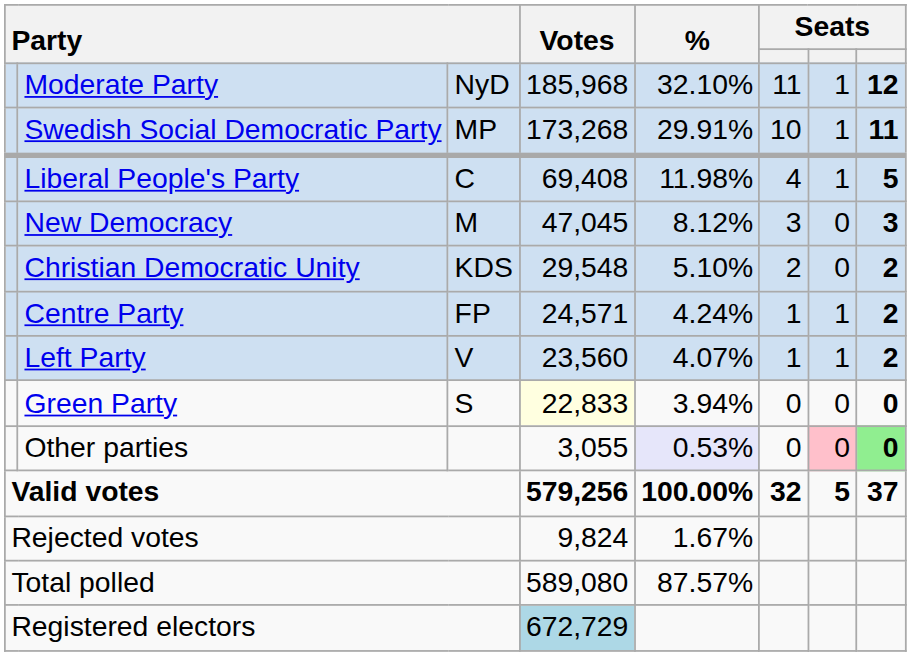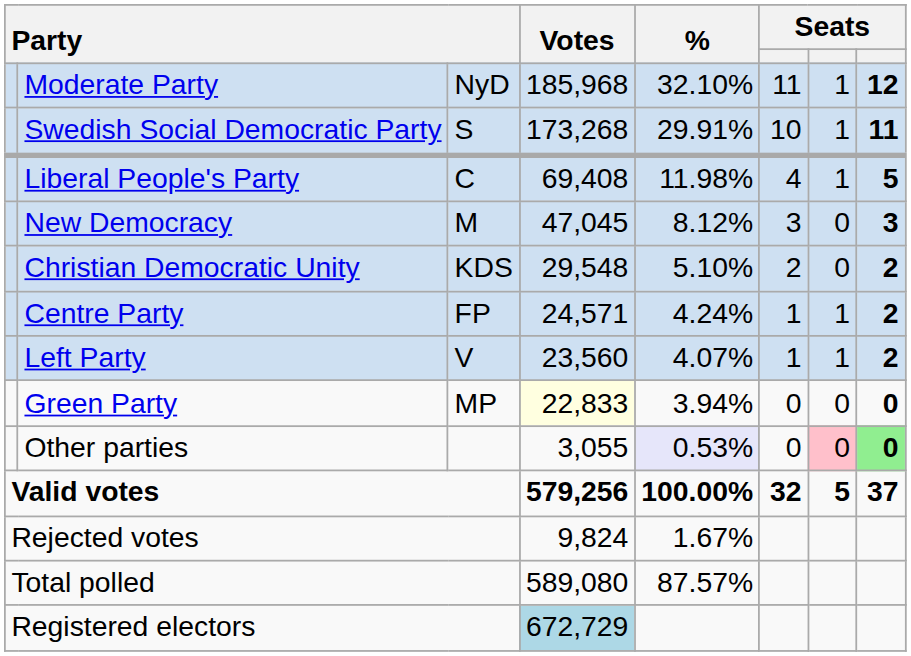(476, 129) MP -> (464, 129) S
(464, 402) S -> (476, 402) MP
